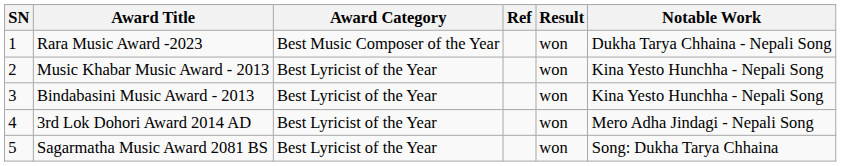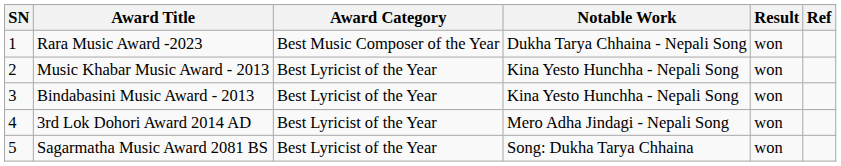columns swapped: (712, 17) <-> (519, 17)
